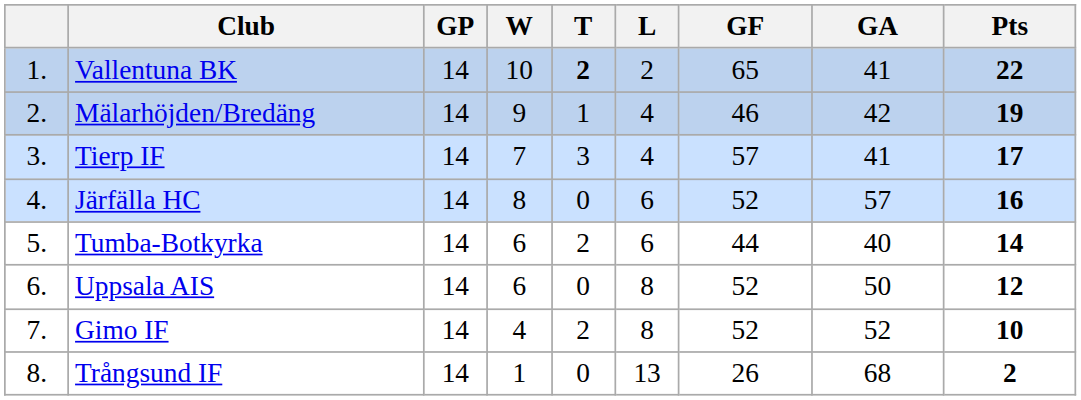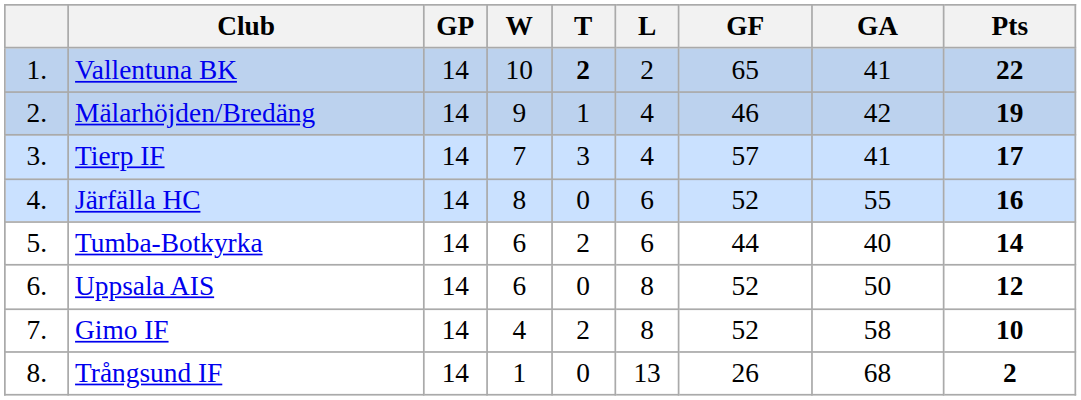(877, 199) 57 -> (877, 199) 55
(877, 329) 52 -> (877, 329) 58
